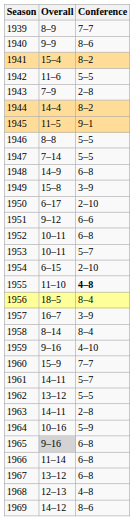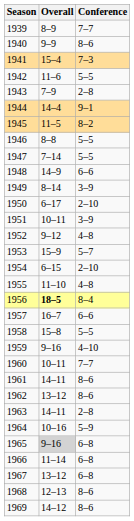(86, 60) 8–2 -> (86, 60) 7–3
(86, 108) 8–2 -> (86, 108) 9–1
(86, 124) 9–1 -> (86, 124) 8–2
(86, 172) 6–8 -> (86, 172) 6–6
(51, 188) 15–8 -> (51, 188) 8–14
(51, 220) 9–12 -> (53, 220) 10–11
(86, 220) 6–6 -> (86, 220) 3–9
(53, 236) 10–11 -> (51, 236) 9–12
(86, 236) 6–8 -> (86, 236) 4–8
(53, 252) 10–11 -> (51, 252) 15–9
(86, 284) bold -> (86, 284) normal
(51, 300) normal -> (51, 300) bold
(86, 316) 3–9 -> (86, 316) 6–6
(51, 332) 8–14 -> (51, 332) 15–8
(86, 332) 8–4 -> (86, 332) 5–5
(51, 364) 15–9 -> (53, 364) 10–11
(86, 380) 5–7 -> (86, 380) 8–6
(86, 396) 5–5 -> (86, 396) 8–6
(86, 492) 4–8 -> (86, 492) 8–6
